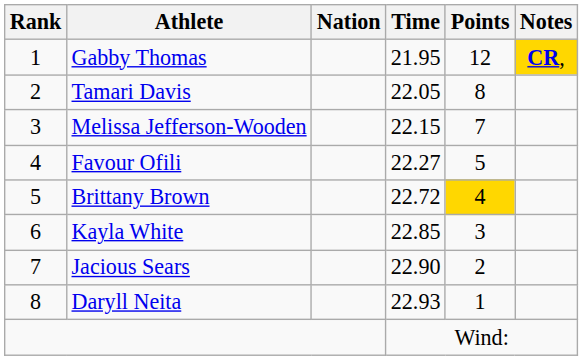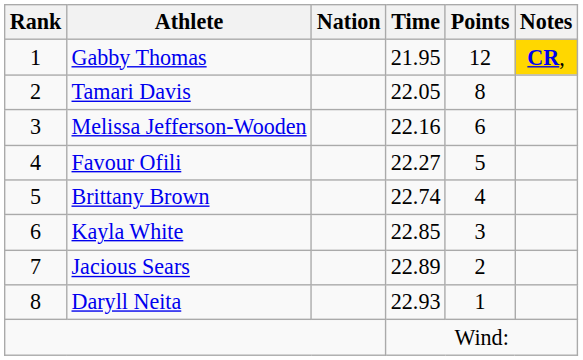(416, 127) 22.15 -> (416, 127) 22.16
(480, 127) 7 -> (480, 127) 6
(416, 197) 22.72 -> (416, 197) 22.74
(480, 197) gold background -> (480, 197) no background
(416, 267) 22.90 -> (416, 267) 22.89
